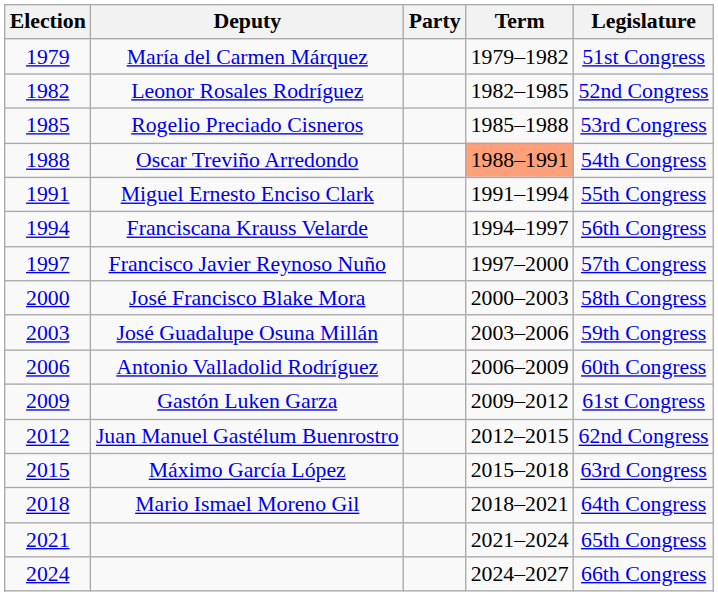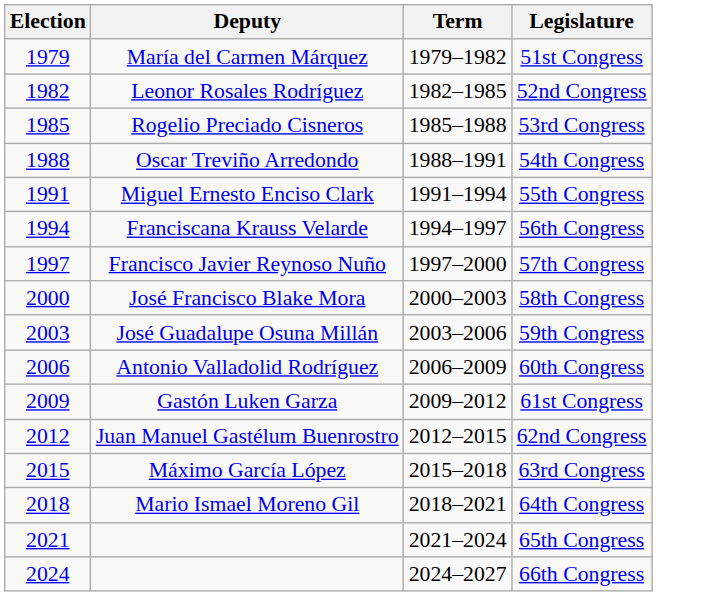- column: (435, 21)
(520, 159) lightsalmon background -> (458, 159) no background
